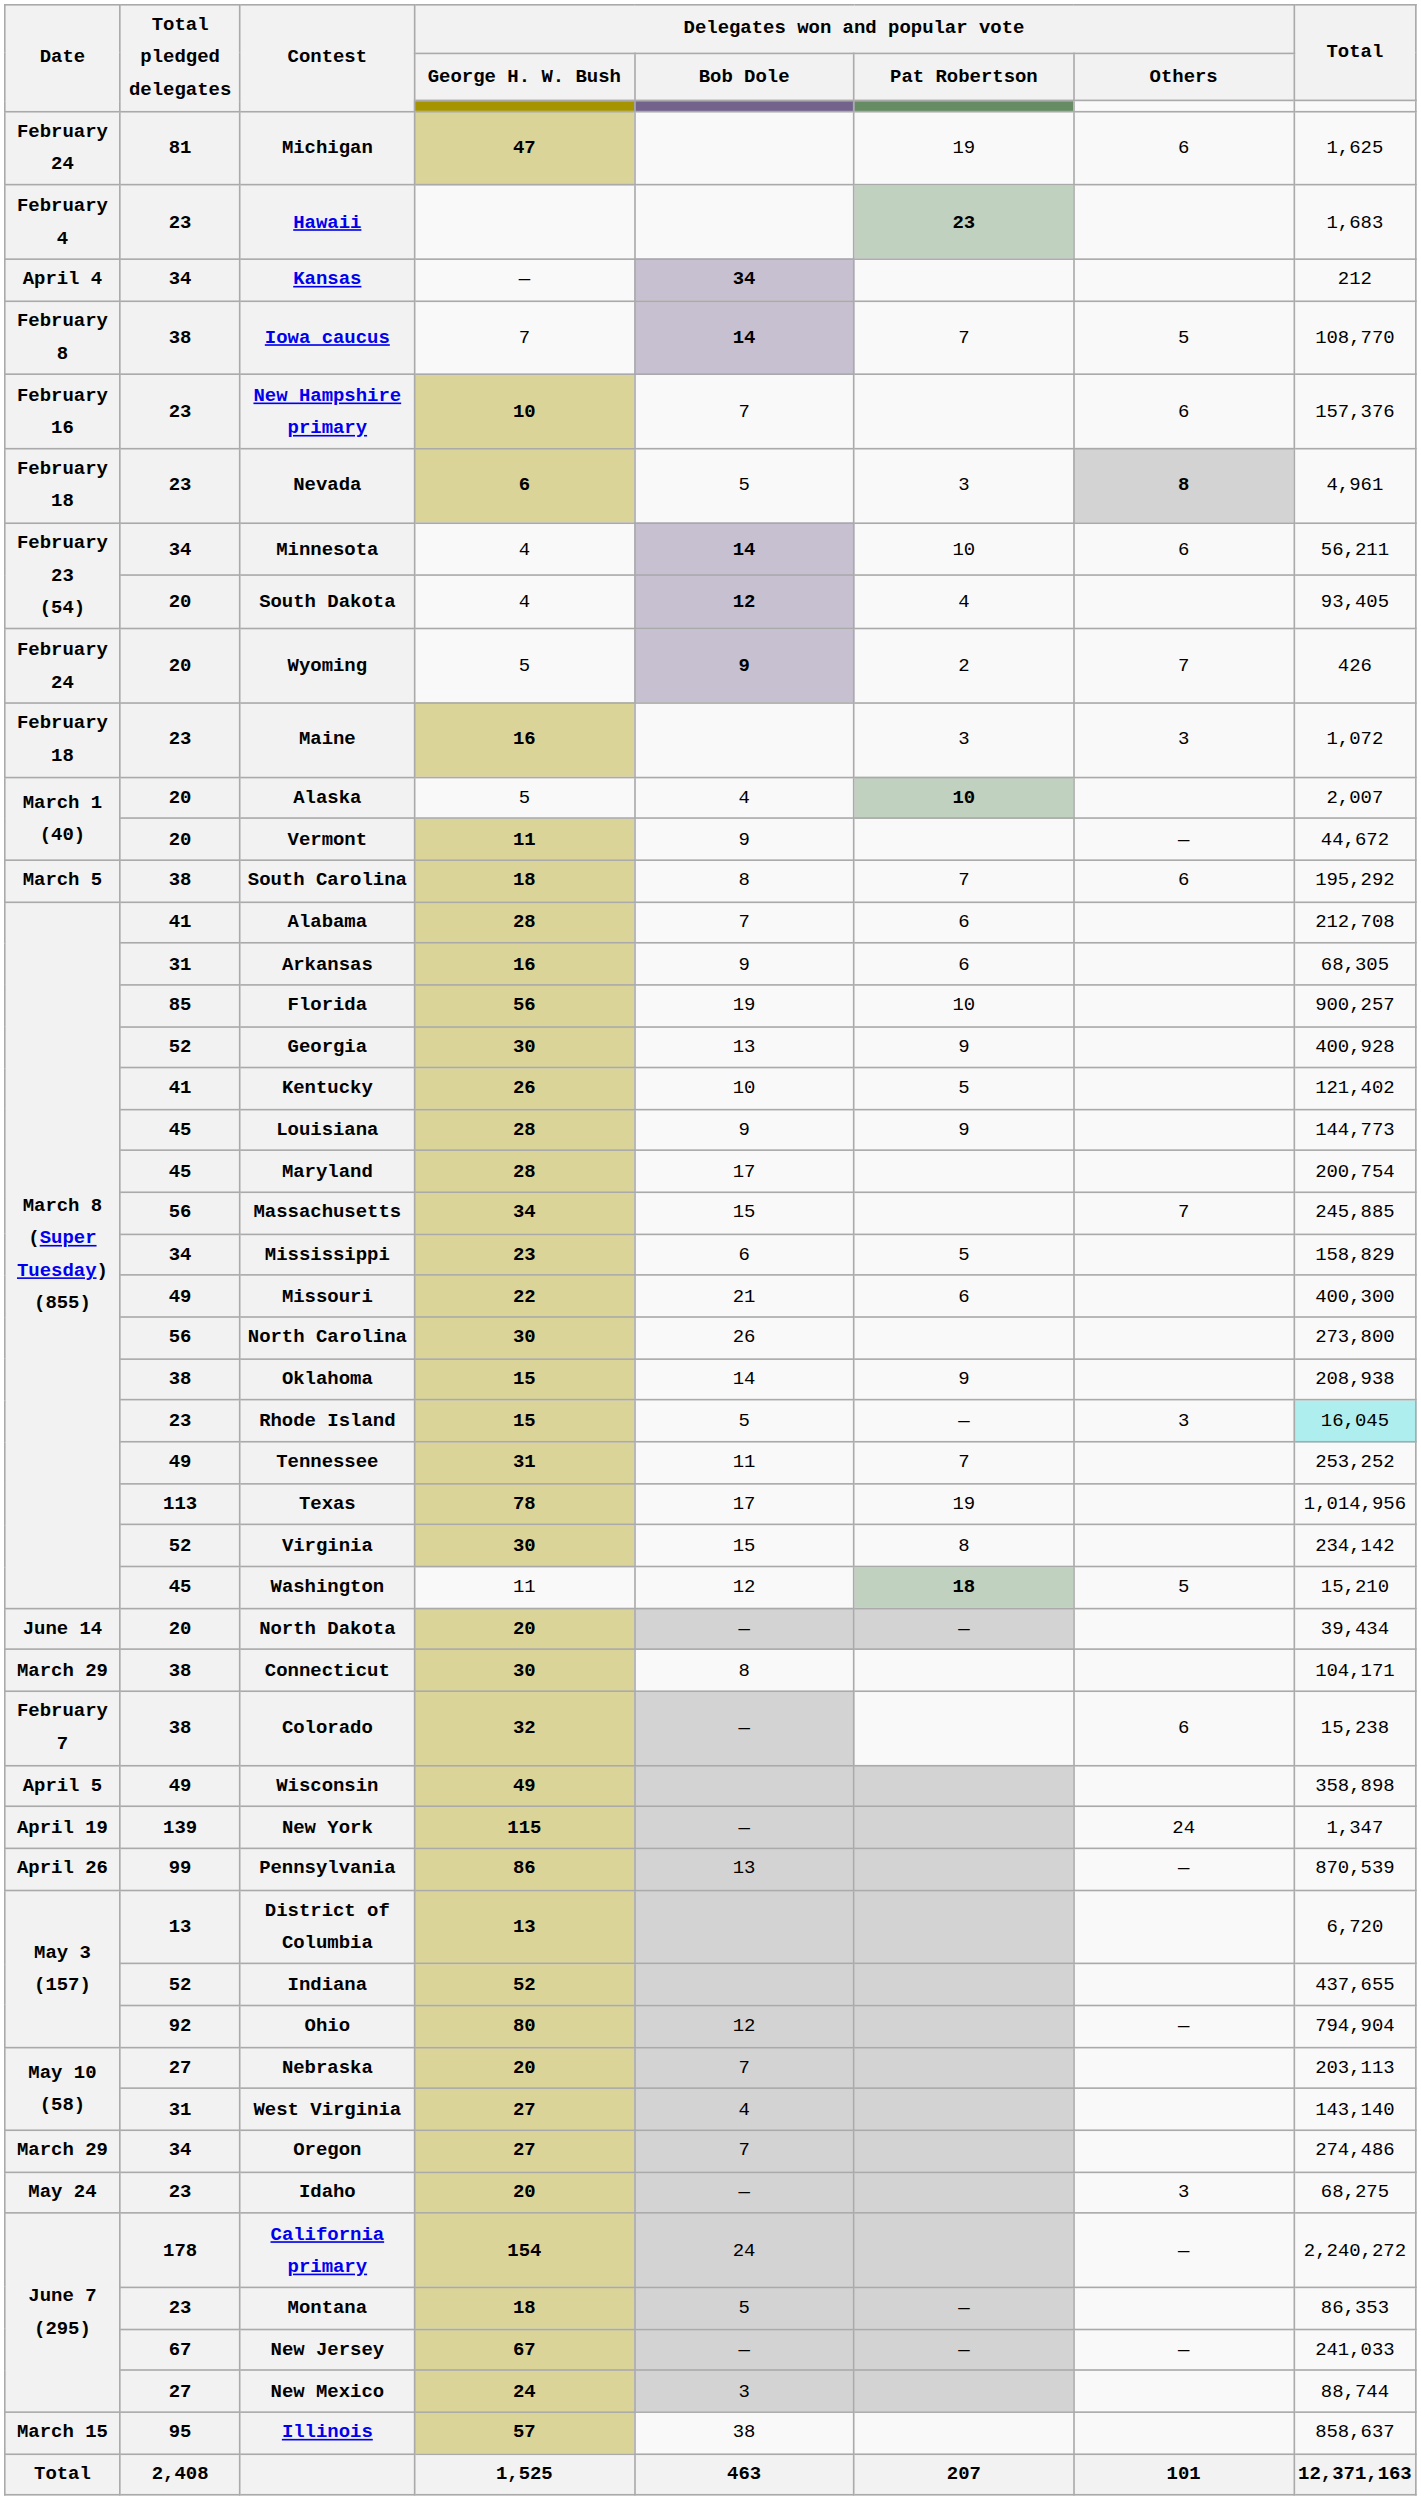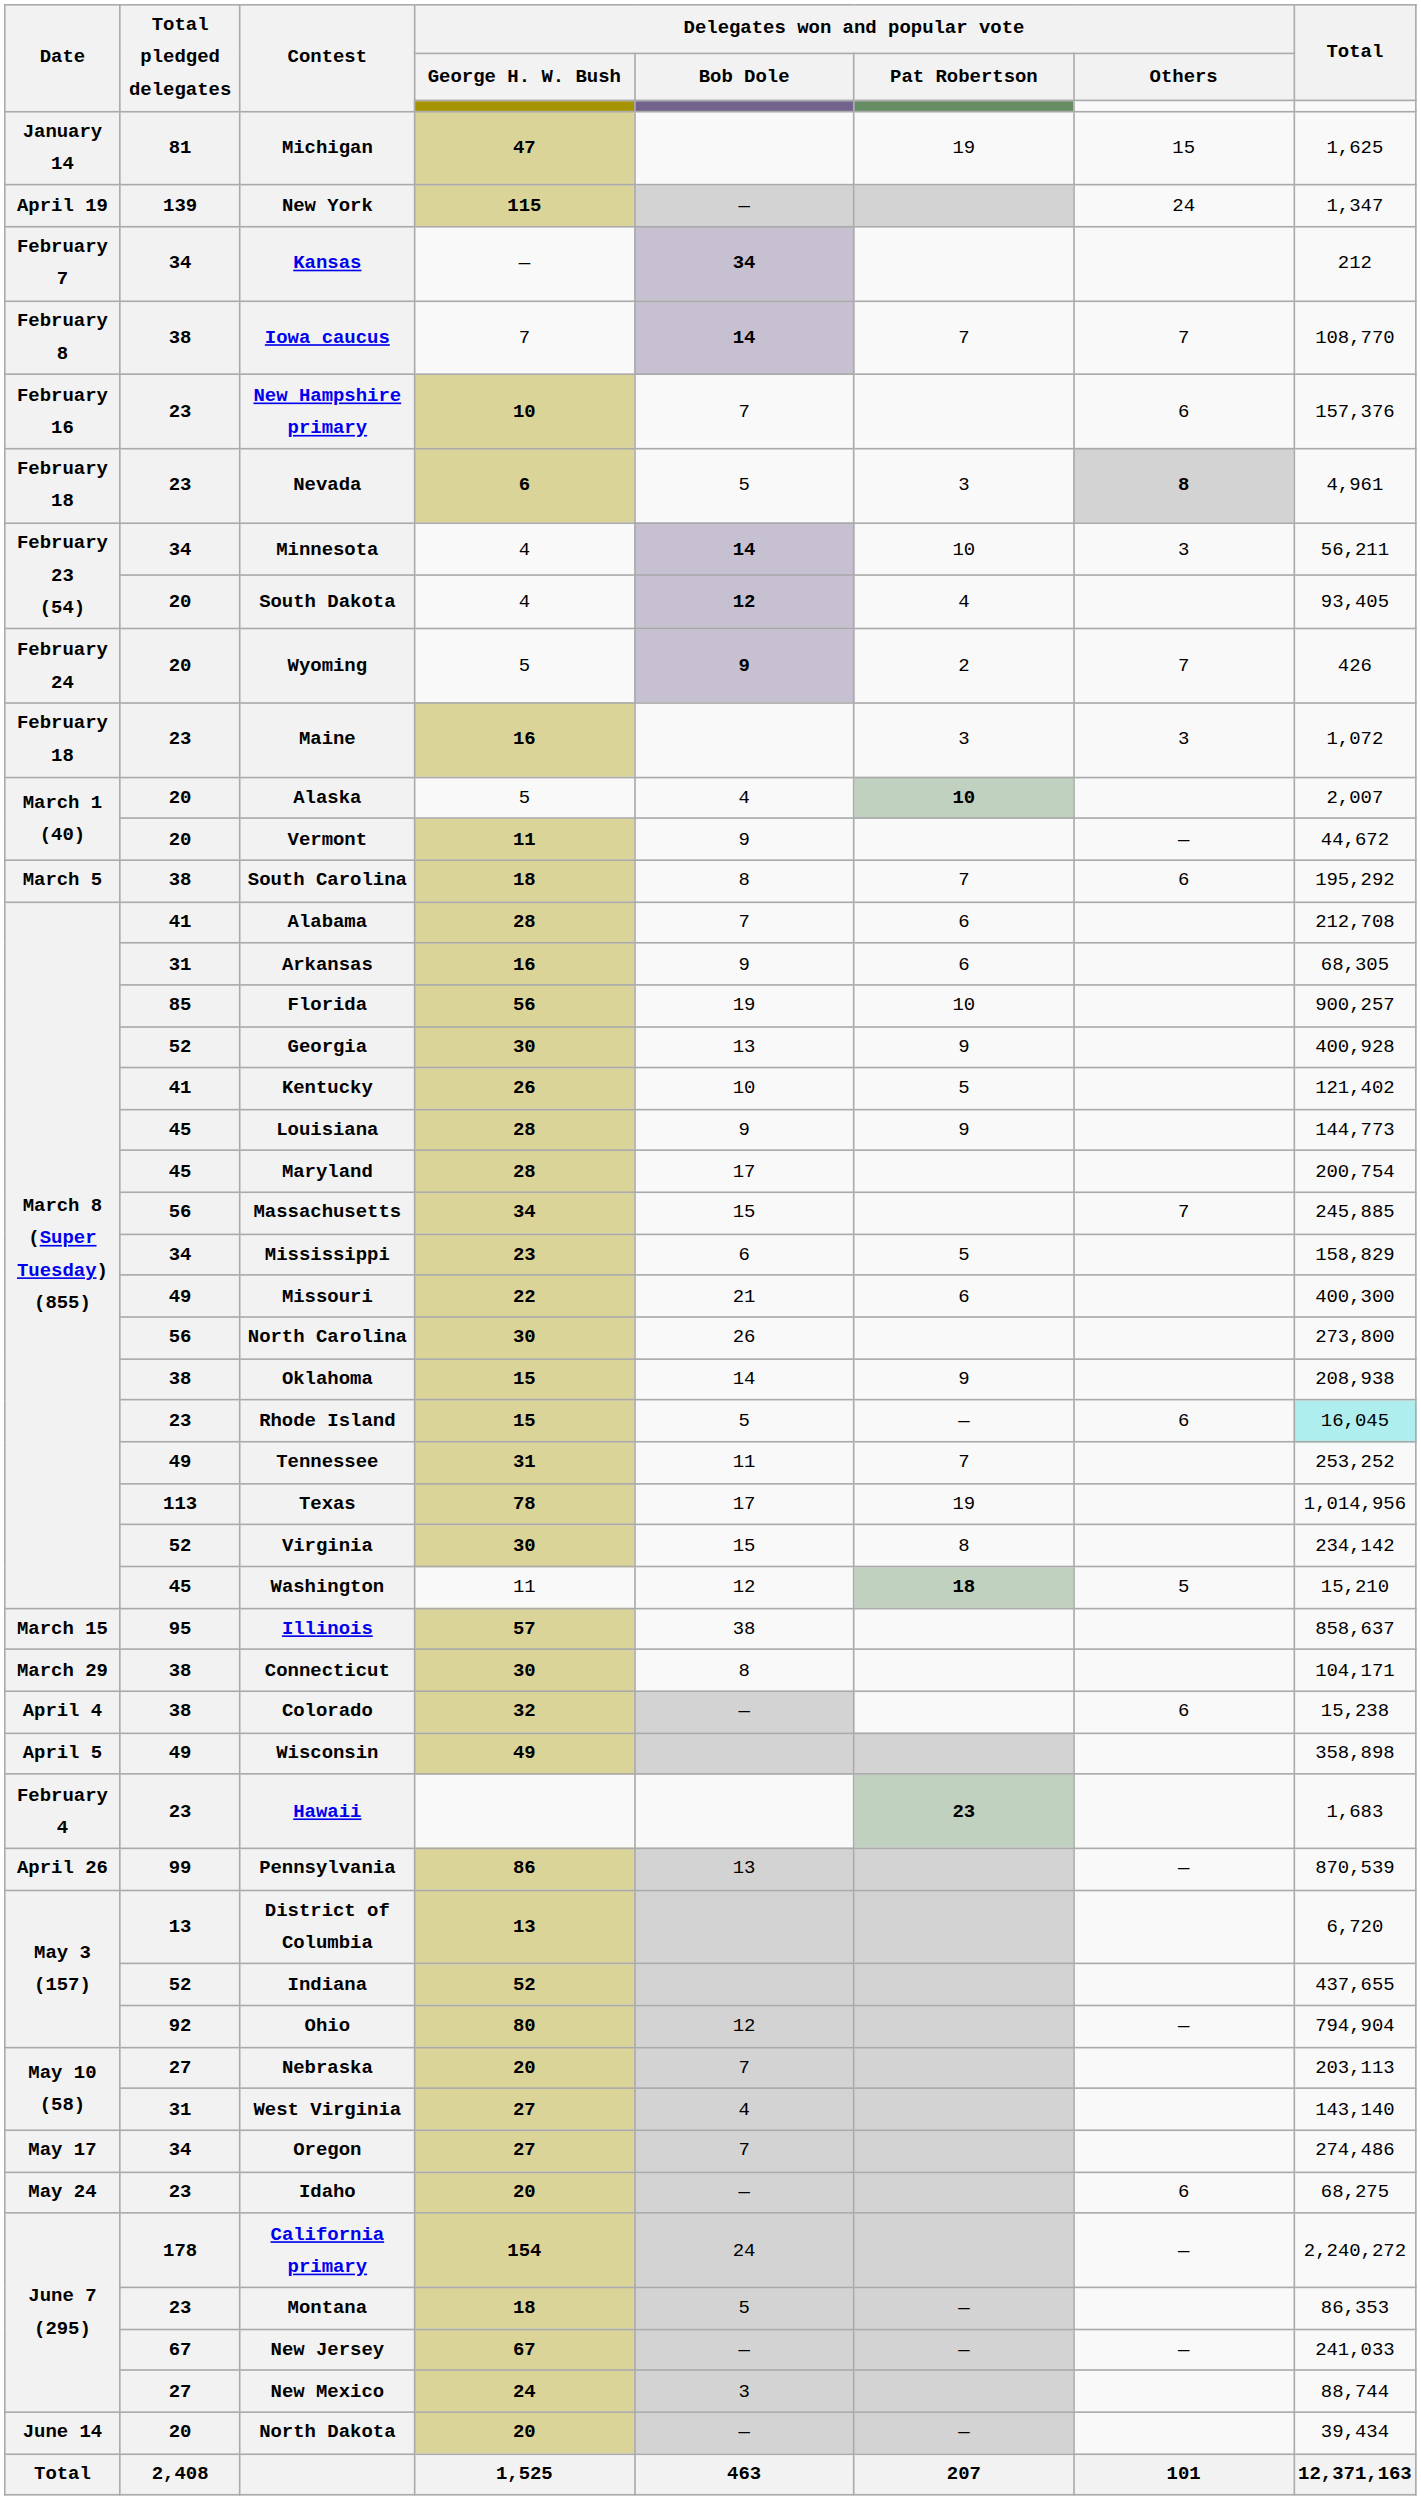(62, 148) February 24 -> (62, 148) January 14
(1184, 148) 6 -> (1184, 148) 15
rows swapped: (327, 222) <-> (327, 1827)
(62, 280) April 4 -> (62, 263) February 7
(1184, 337) 5 -> (1184, 337) 7
(1184, 549) 6 -> (1184, 549) 3
(1184, 1421) 3 -> (1184, 1421) 6
rows swapped: (327, 2432) <-> (327, 1629)
(62, 1728) February 7 -> (62, 1712) April 4
(62, 2151) March 29 -> (62, 2151) May 17
(1184, 2192) 3 -> (1184, 2192) 6
